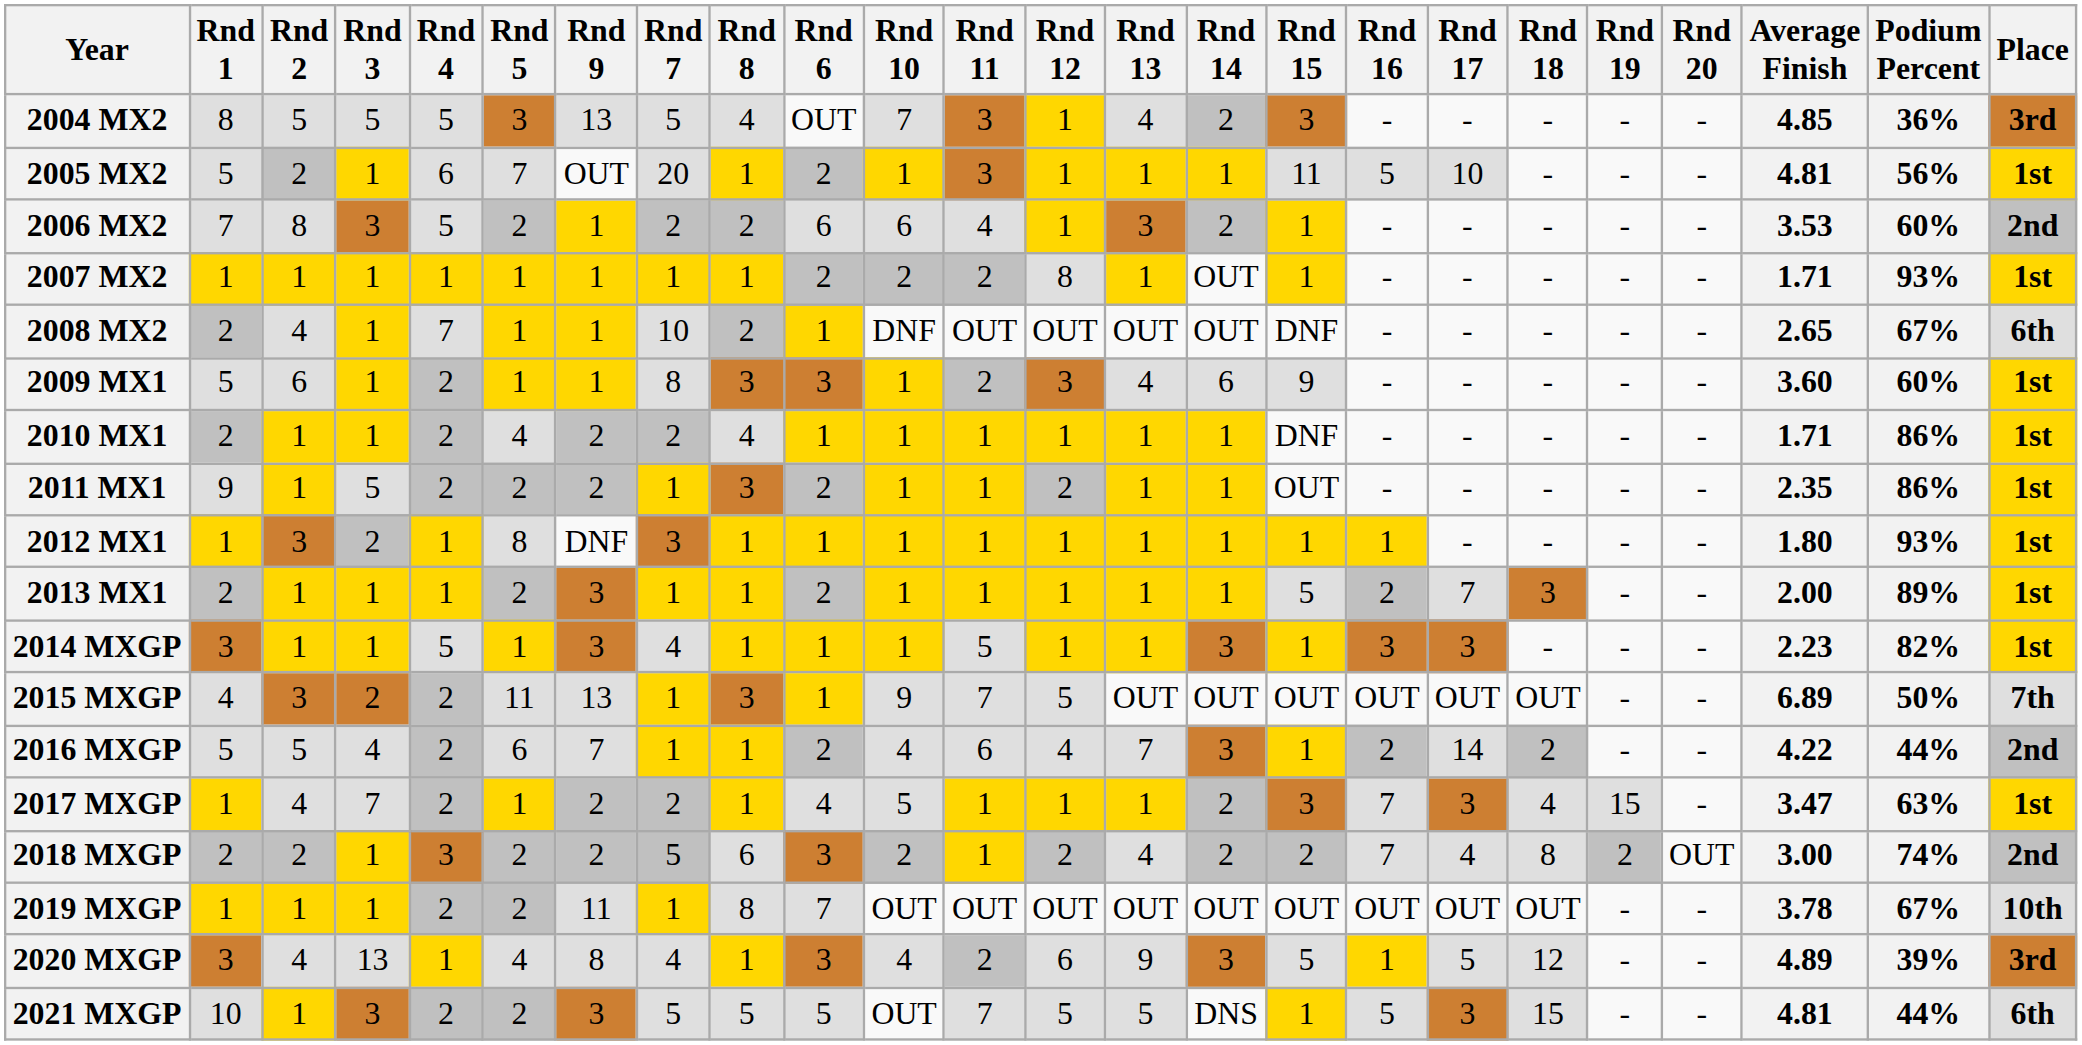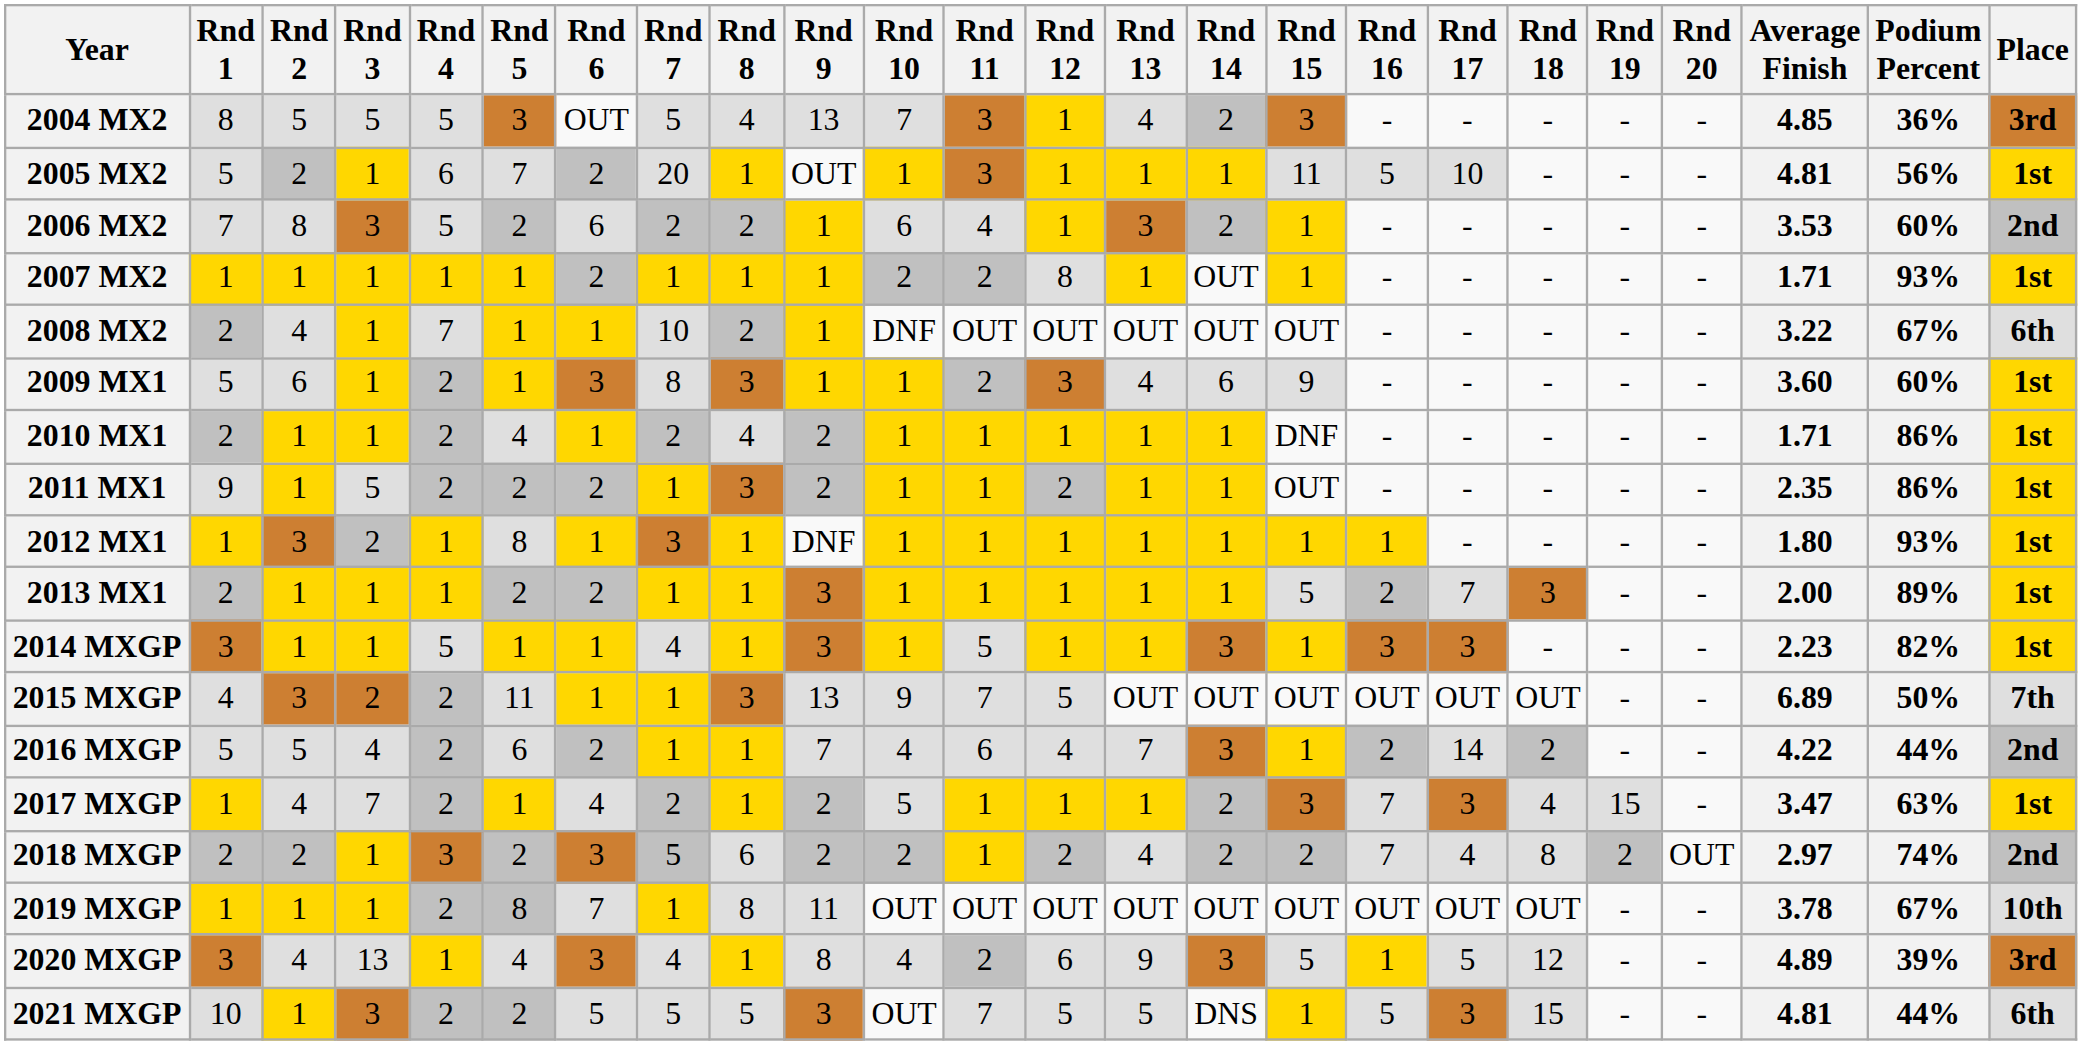columns swapped: (824, 49) <-> (596, 49)
(1306, 330) DNF -> (1306, 330) OUT
(1805, 330) 2.65 -> (1805, 330) 3.22
(1805, 855) 3.00 -> (1805, 855) 2.97
(519, 907) 2 -> (519, 907) 8
